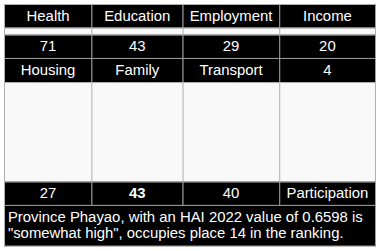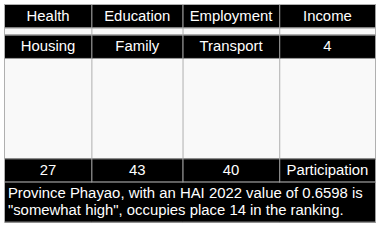- row: (48, 46)
(137, 193) bold -> (137, 170) normal
